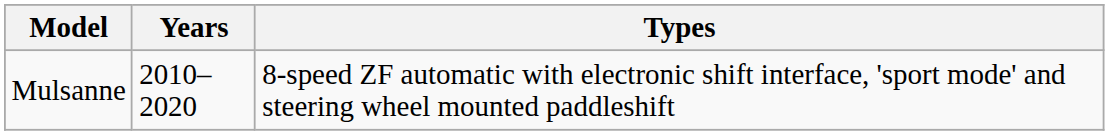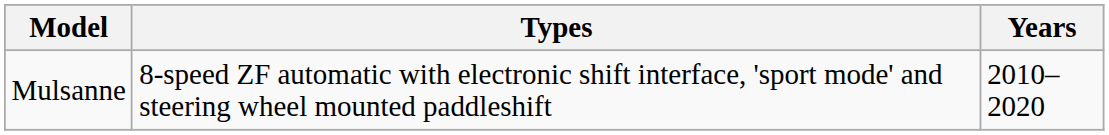columns swapped: (194, 27) <-> (680, 27)
